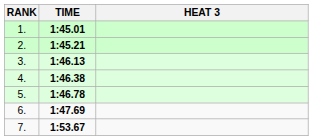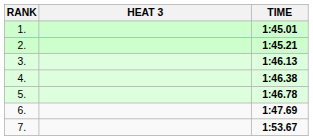columns swapped: (202, 13) <-> (68, 13)
